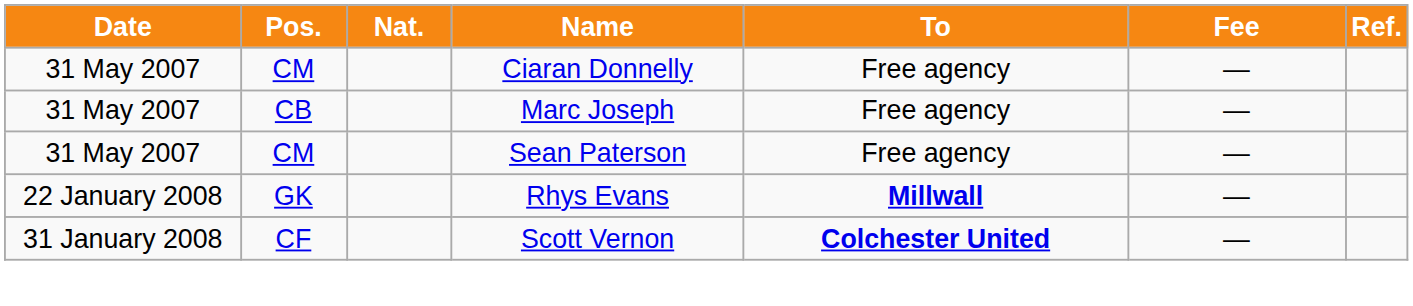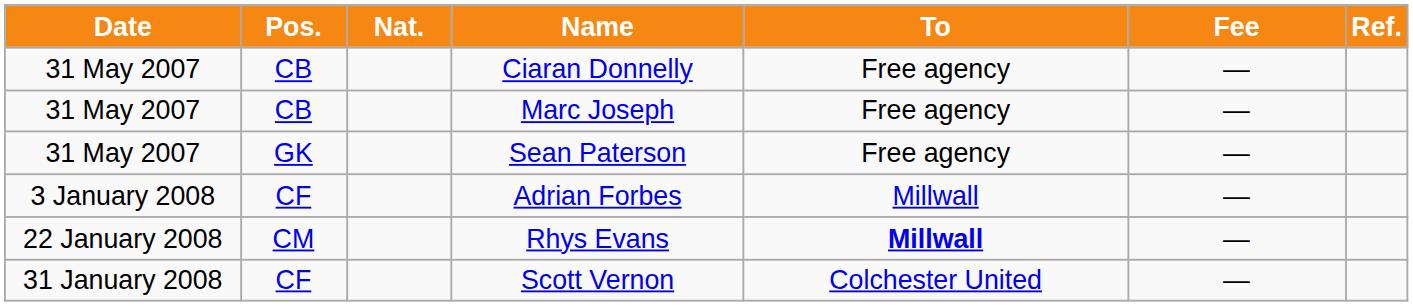(293, 69) CM -> (293, 69) CB
(293, 153) CM -> (293, 153) GK
+ row: (598, 196)
(293, 196) GK -> (293, 238) CM
(936, 238) bold -> (936, 280) normal
